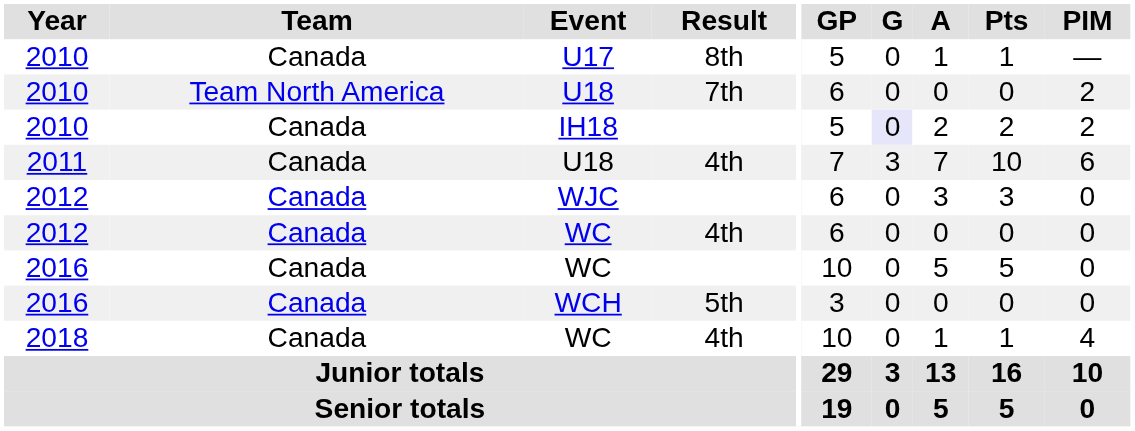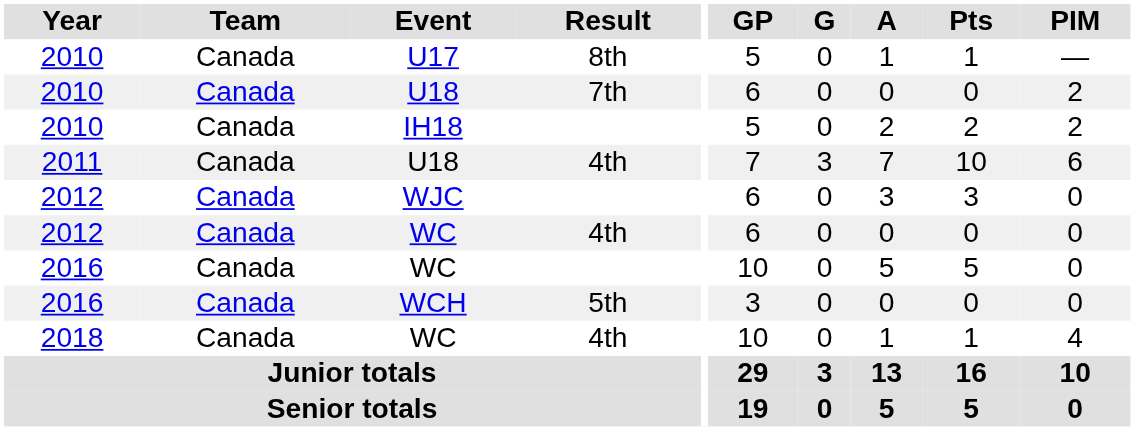(317, 91) Team North America -> (245, 91) Canada
(893, 126) lavender background -> (825, 126) no background
